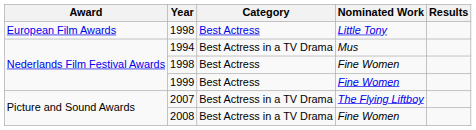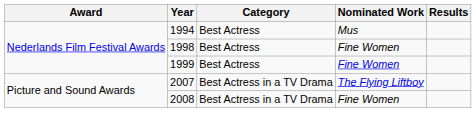- row: (61, 30)
(266, 47) Best Actress in a TV Drama -> (230, 30) Best Actress
